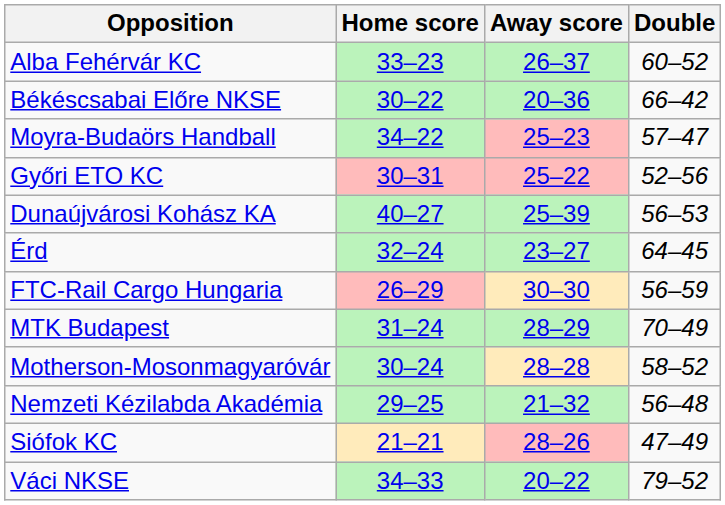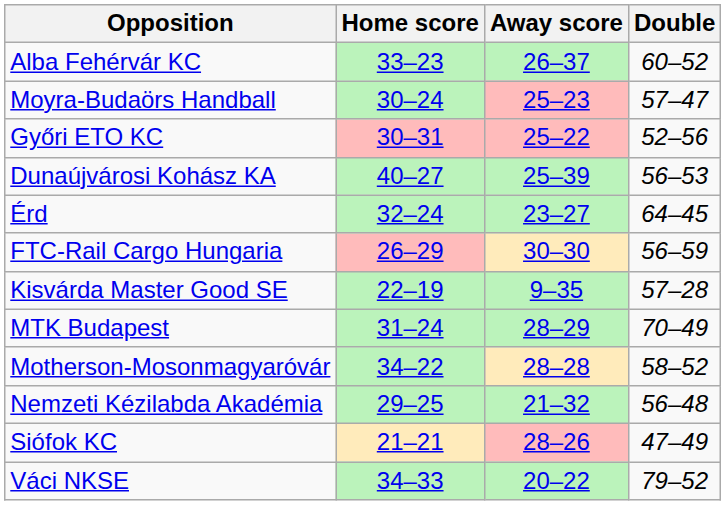- row: (146, 99)
(410, 137) 34–22 -> (410, 99) 30–24
+ row: (149, 289)
(410, 366) 30–24 -> (410, 366) 34–22
